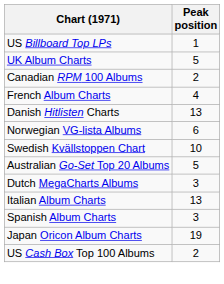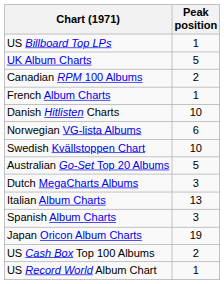(196, 95) 4 -> (196, 95) 1
(196, 113) 13 -> (196, 113) 10
+ row: (82, 270)
